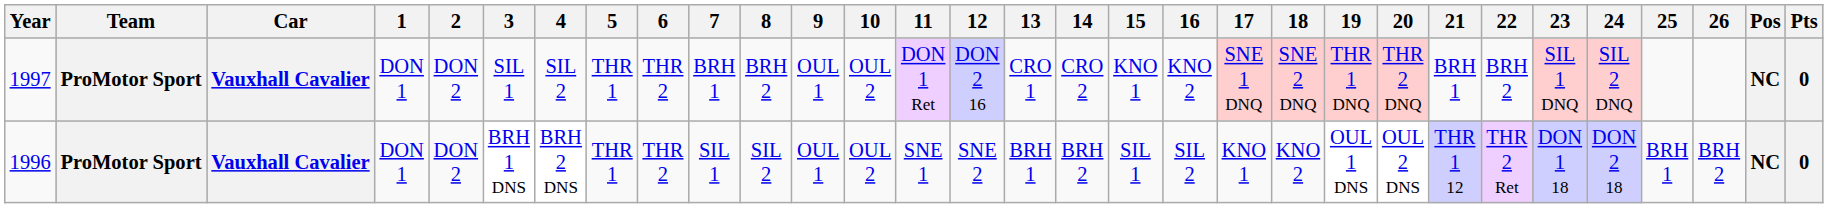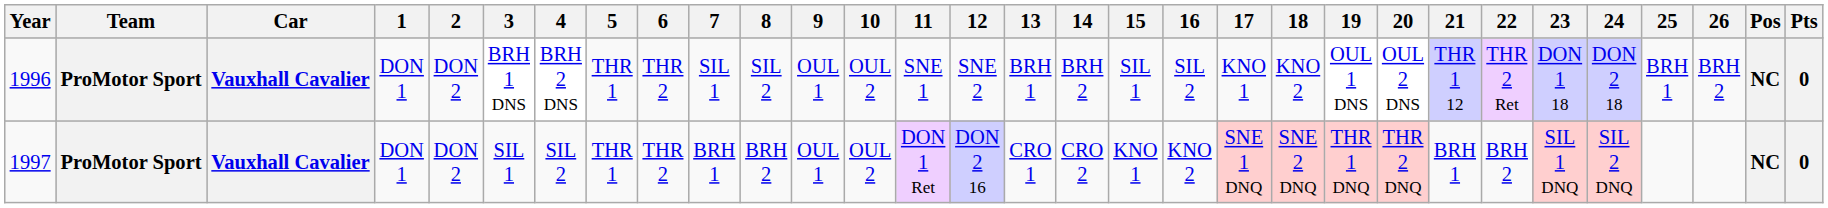rows swapped: (30, 161) <-> (30, 79)
